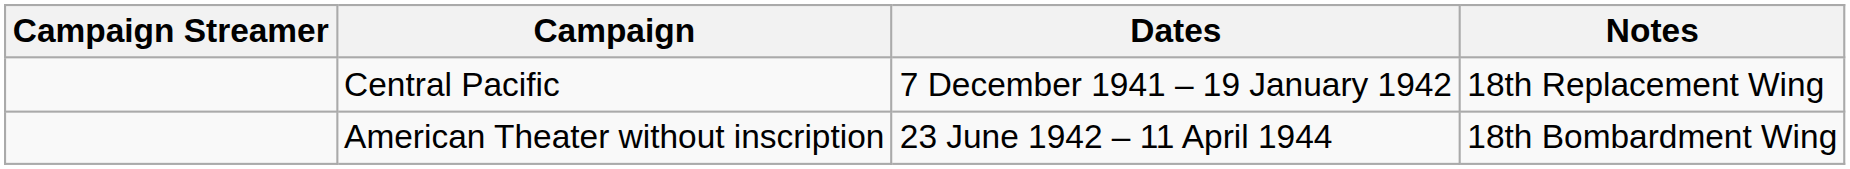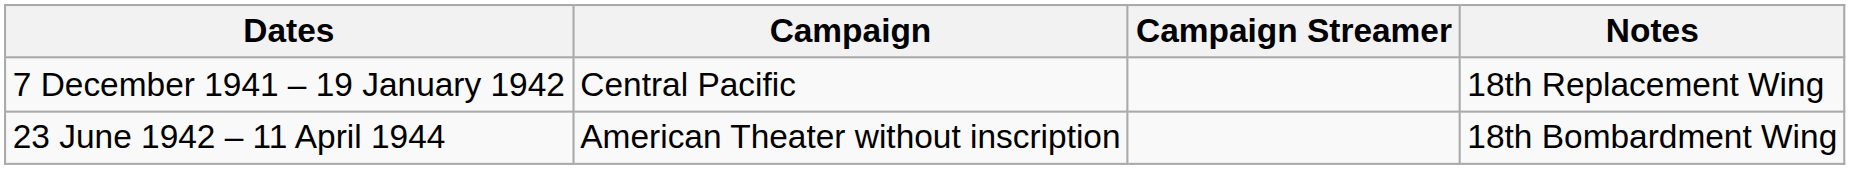columns swapped: (171, 31) <-> (1176, 31)
